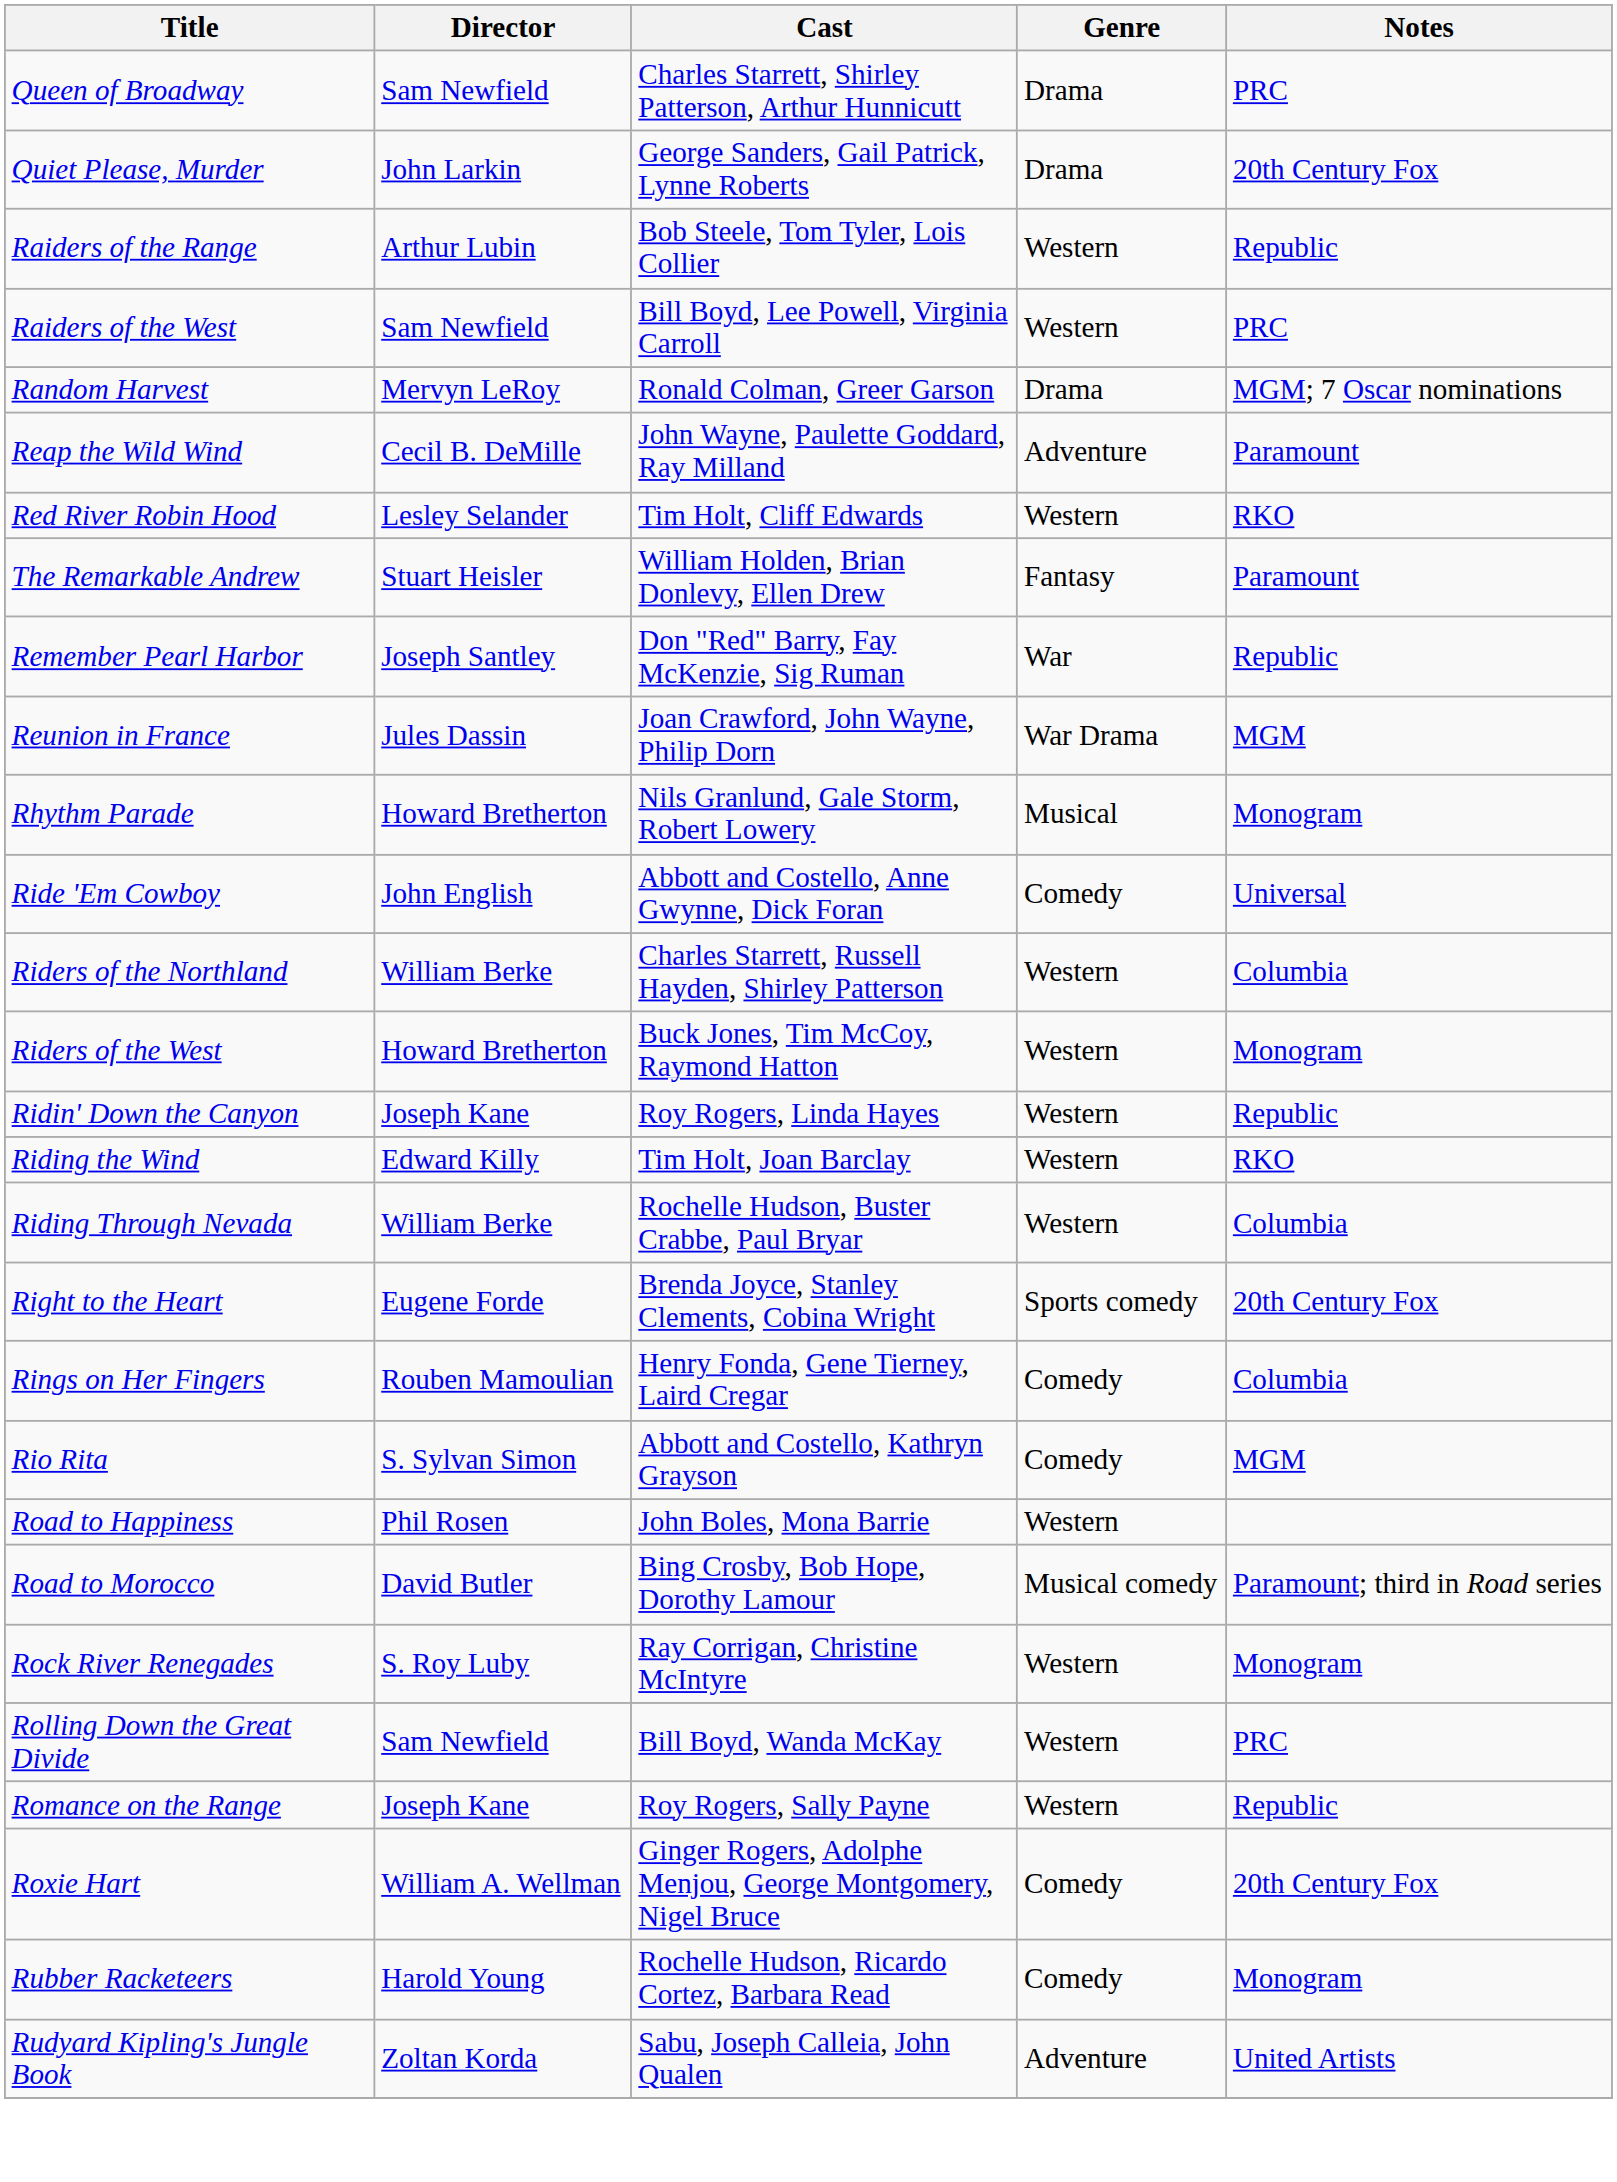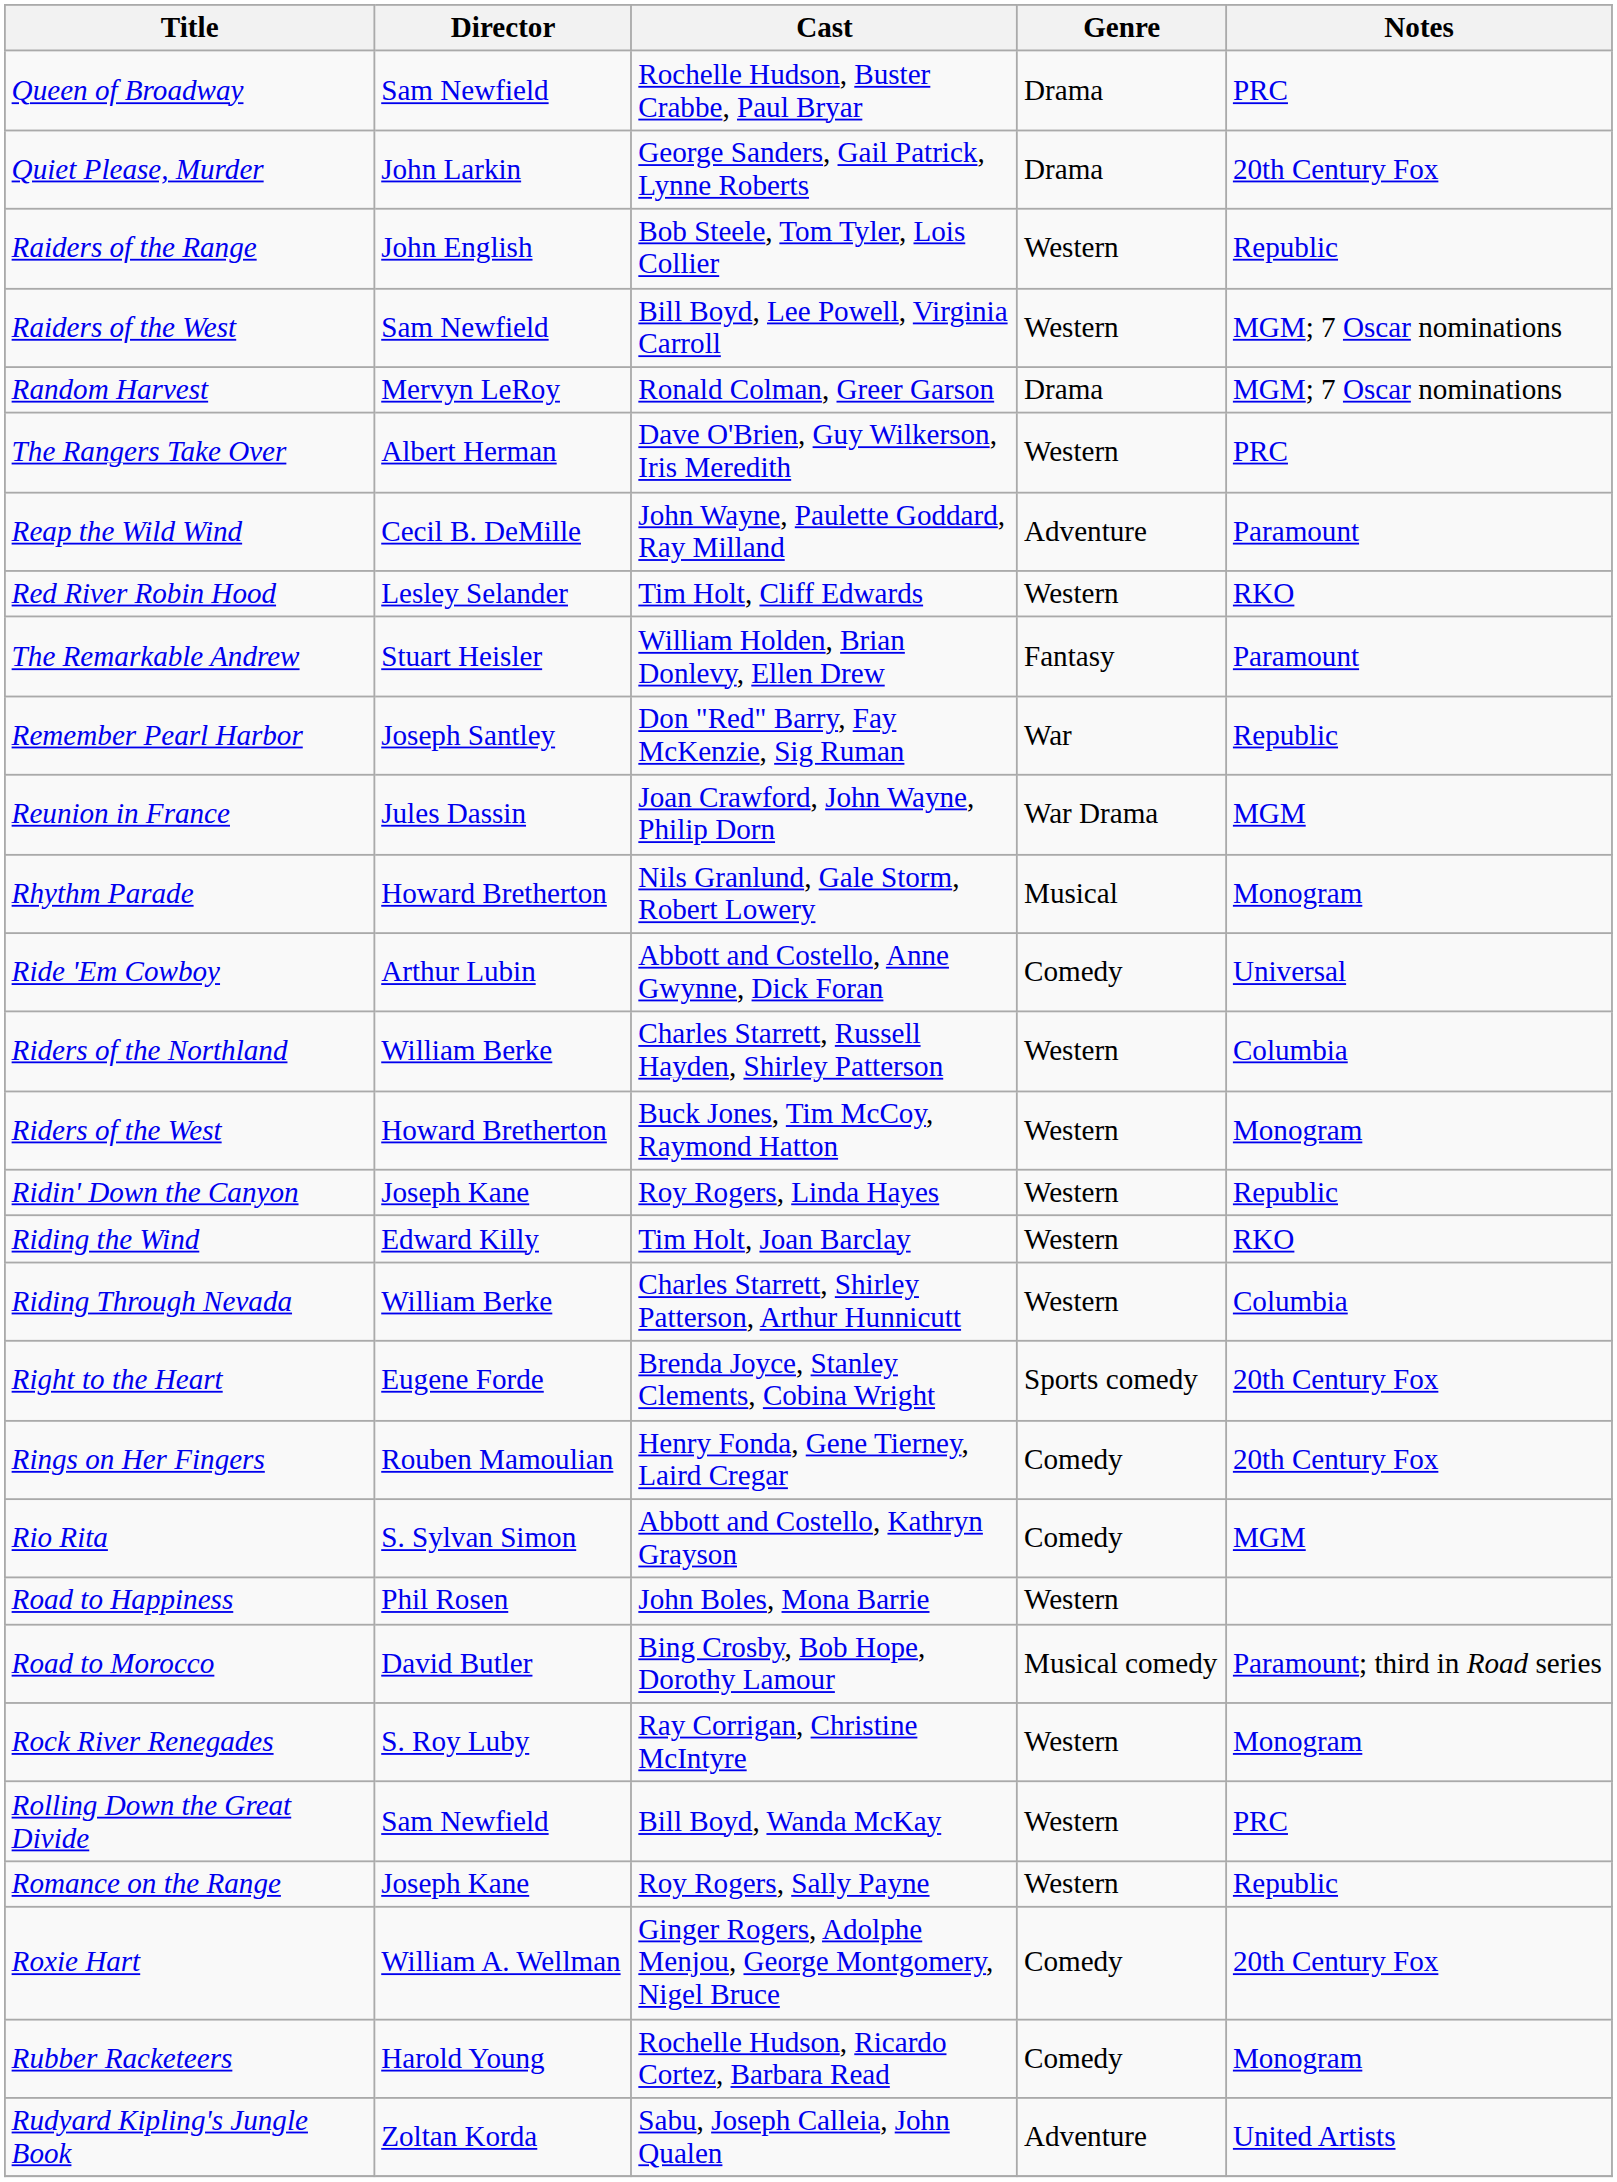(800, 90) Charles Starrett, Shirley Patterson, Arthur Hunnicutt -> (784, 90) Rochelle Hudson, Buster Crabbe, Paul Bryar
(458, 248) Arthur Lubin -> (457, 248) John English
(1260, 326) PRC -> (1398, 326) MGM; 7 Oscar nominations
+ row: (149, 452)
(457, 893) John English -> (458, 971) Arthur Lubin
(784, 1222) Rochelle Hudson, Buster Crabbe, Paul Bryar -> (800, 1301) Charles Starrett, Shirley Patterson, Arthur Hunnicutt
(1290, 1380) Columbia -> (1336, 1459) 20th Century Fox
